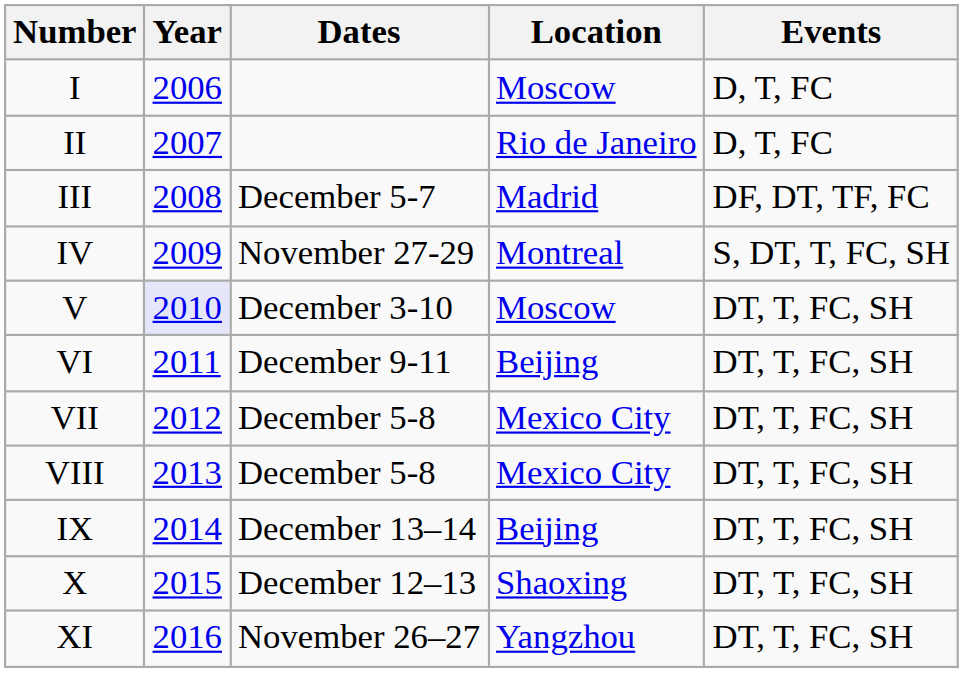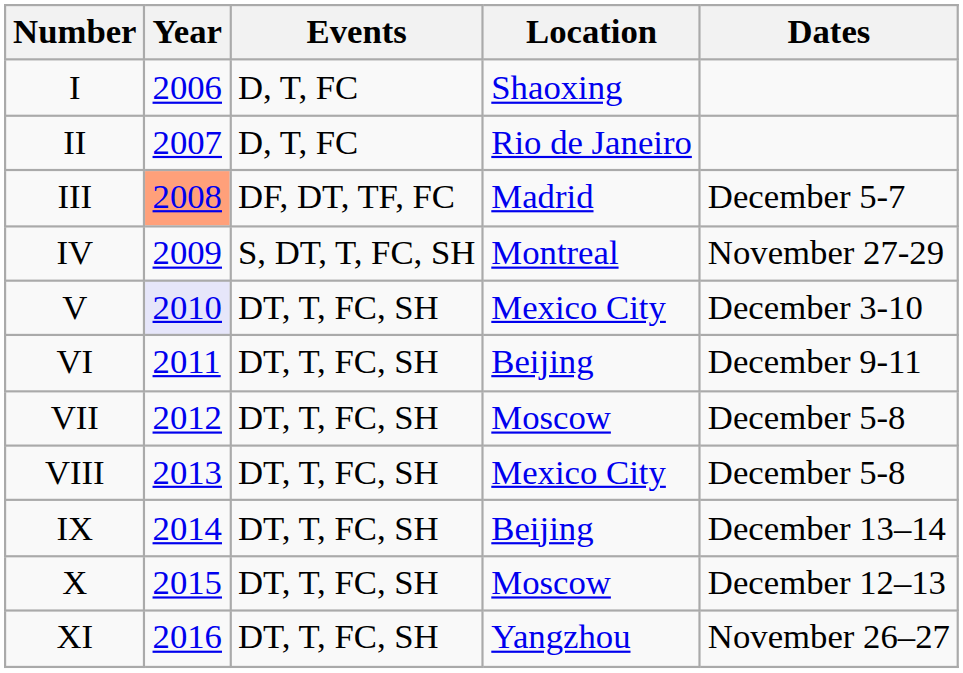columns swapped: (831, 32) <-> (359, 32)
(556, 87) Moscow -> (557, 87) Shaoxing
(187, 197) no background -> (187, 197) lightsalmon background
(556, 307) Moscow -> (579, 307) Mexico City
(583, 417) Mexico City -> (551, 417) Moscow
(562, 582) Shaoxing -> (551, 582) Moscow
